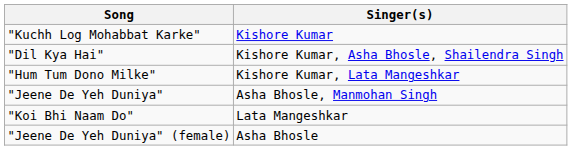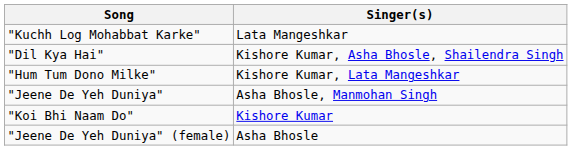(285, 35) Kishore Kumar -> (292, 35) Lata Mangeshkar
(292, 115) Lata Mangeshkar -> (285, 115) Kishore Kumar
